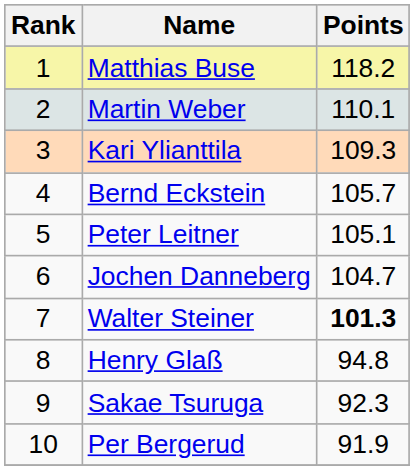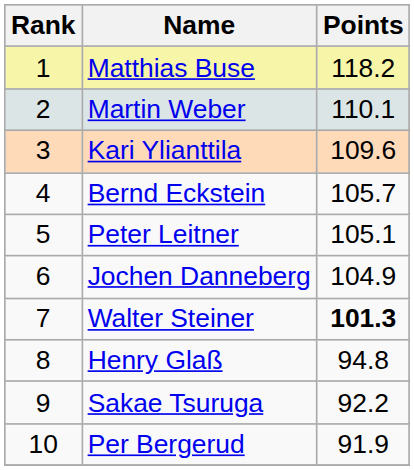(363, 151) 109.3 -> (363, 151) 109.6
(363, 276) 104.7 -> (363, 276) 104.9
(363, 402) 92.3 -> (363, 402) 92.2
